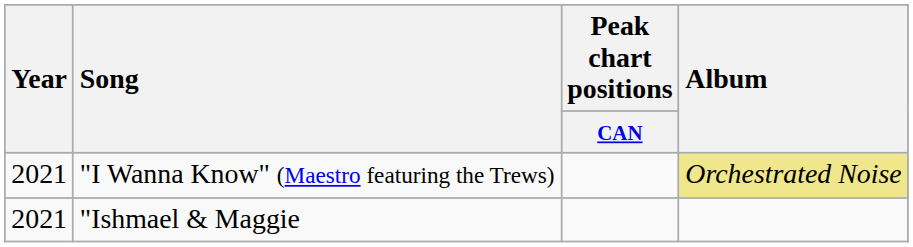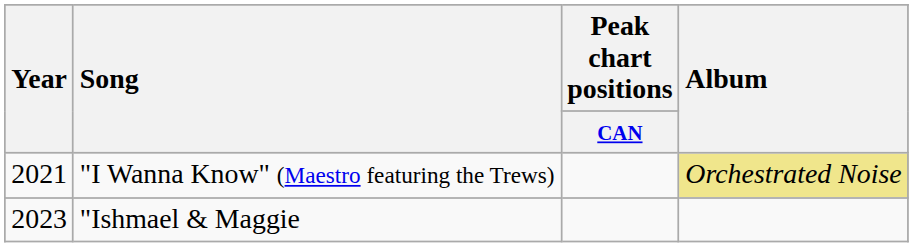(39, 218) 2021 -> (39, 218) 2023
